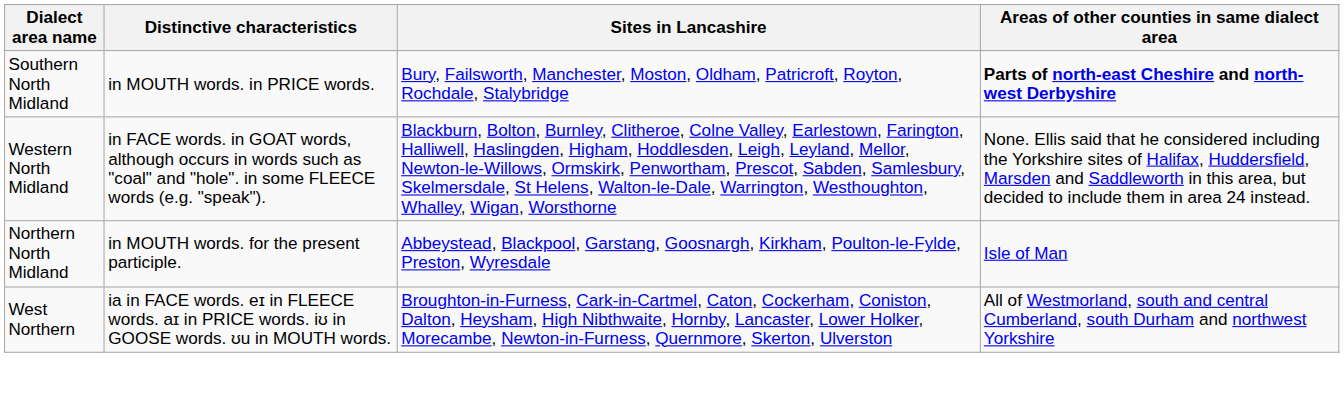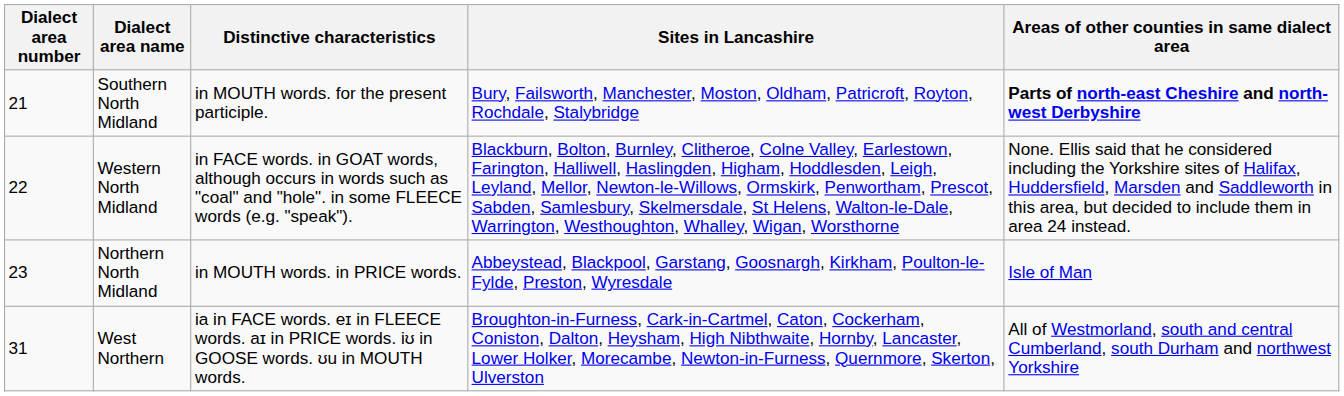+ column: (49, 37)
(241, 83) in MOUTH words. in PRICE words. -> (321, 103) in MOUTH words. for the present participle.
(234, 253) in MOUTH words. for the present participle. -> (328, 272) in MOUTH words. in PRICE words.
